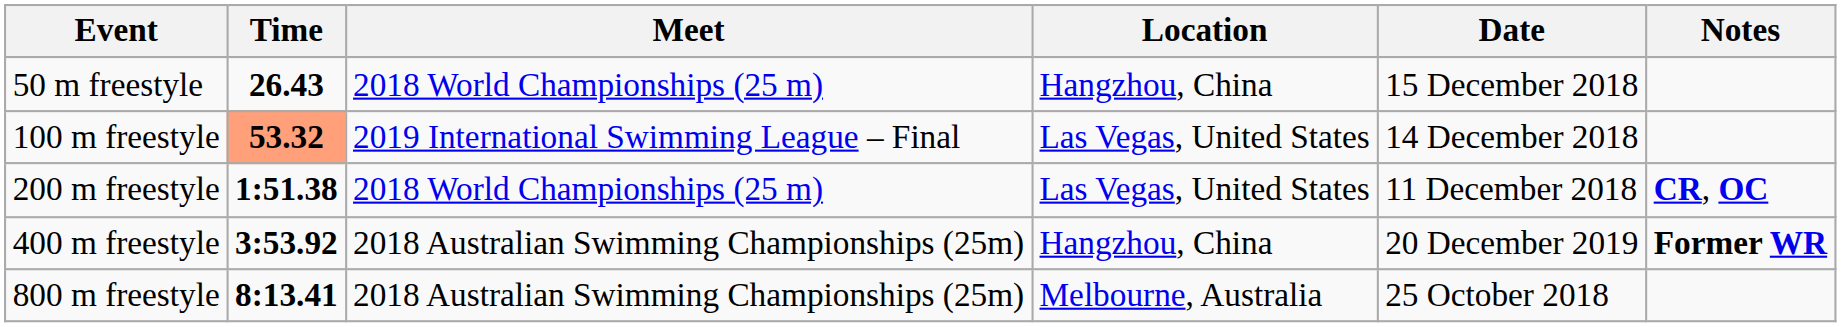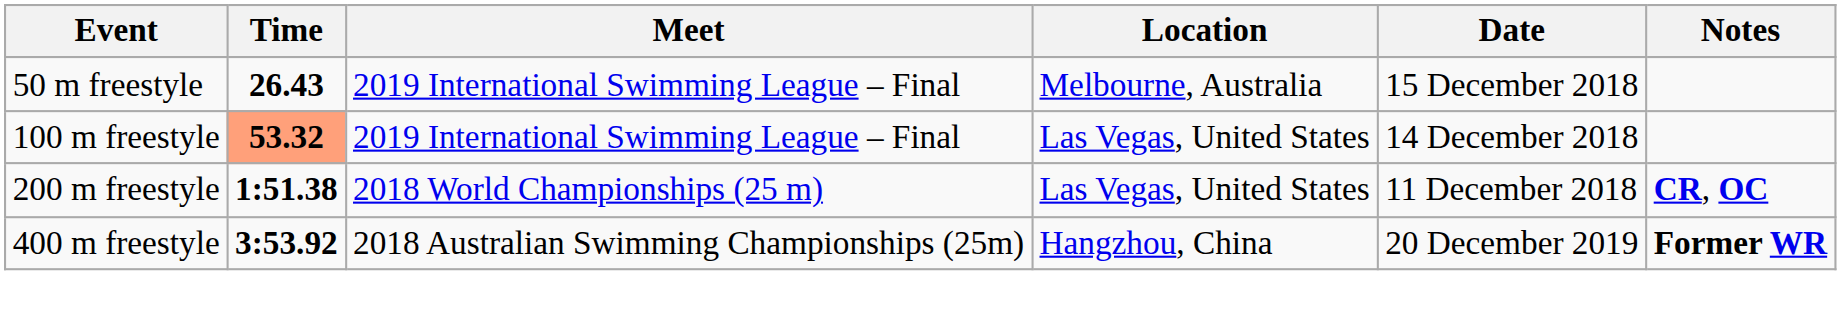(588, 83) 2018 World Championships (25 m) -> (657, 83) 2019 International Swimming League – Final
(1156, 83) Hangzhou, China -> (1181, 83) Melbourne, Australia
- row: (116, 294)
